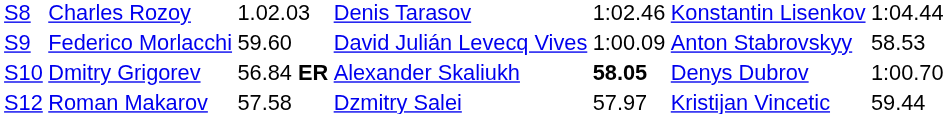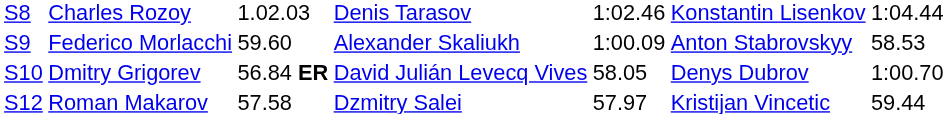(460, 43) David Julián Levecq Vives -> (427, 43) Alexander Skaliukh
(427, 72) Alexander Skaliukh -> (460, 72) David Julián Levecq Vives
(620, 72) bold -> (620, 72) normal
